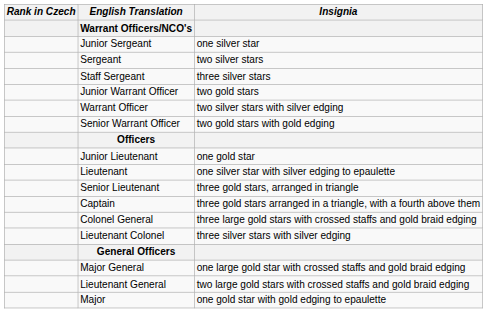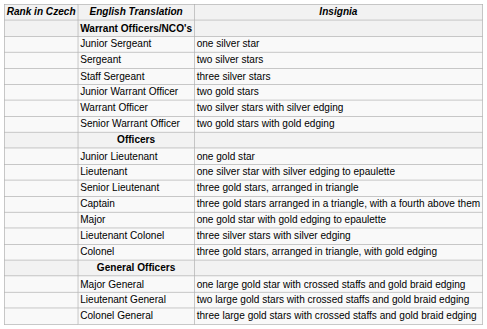rows swapped: (93, 300) <-> (117, 220)
+ row: (97, 252)
